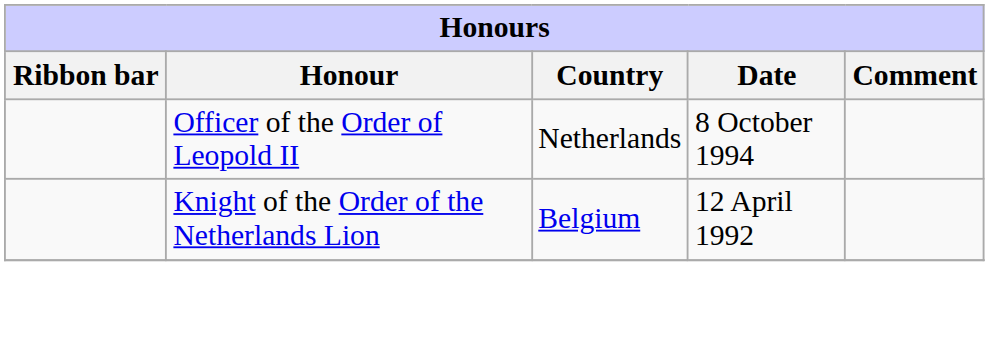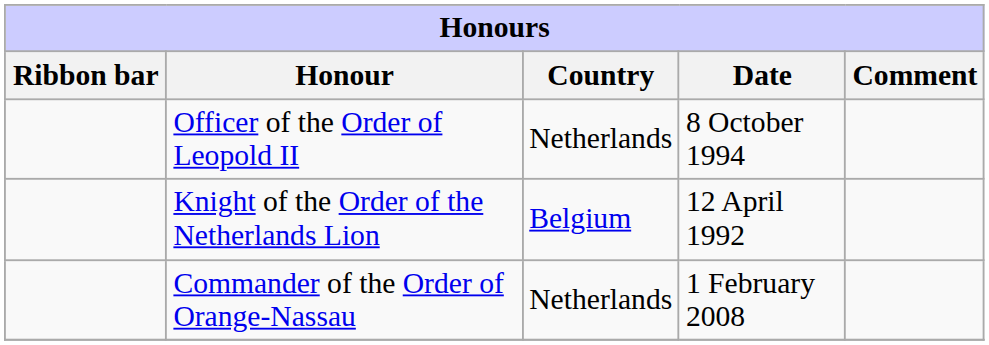+ row: (339, 298)
